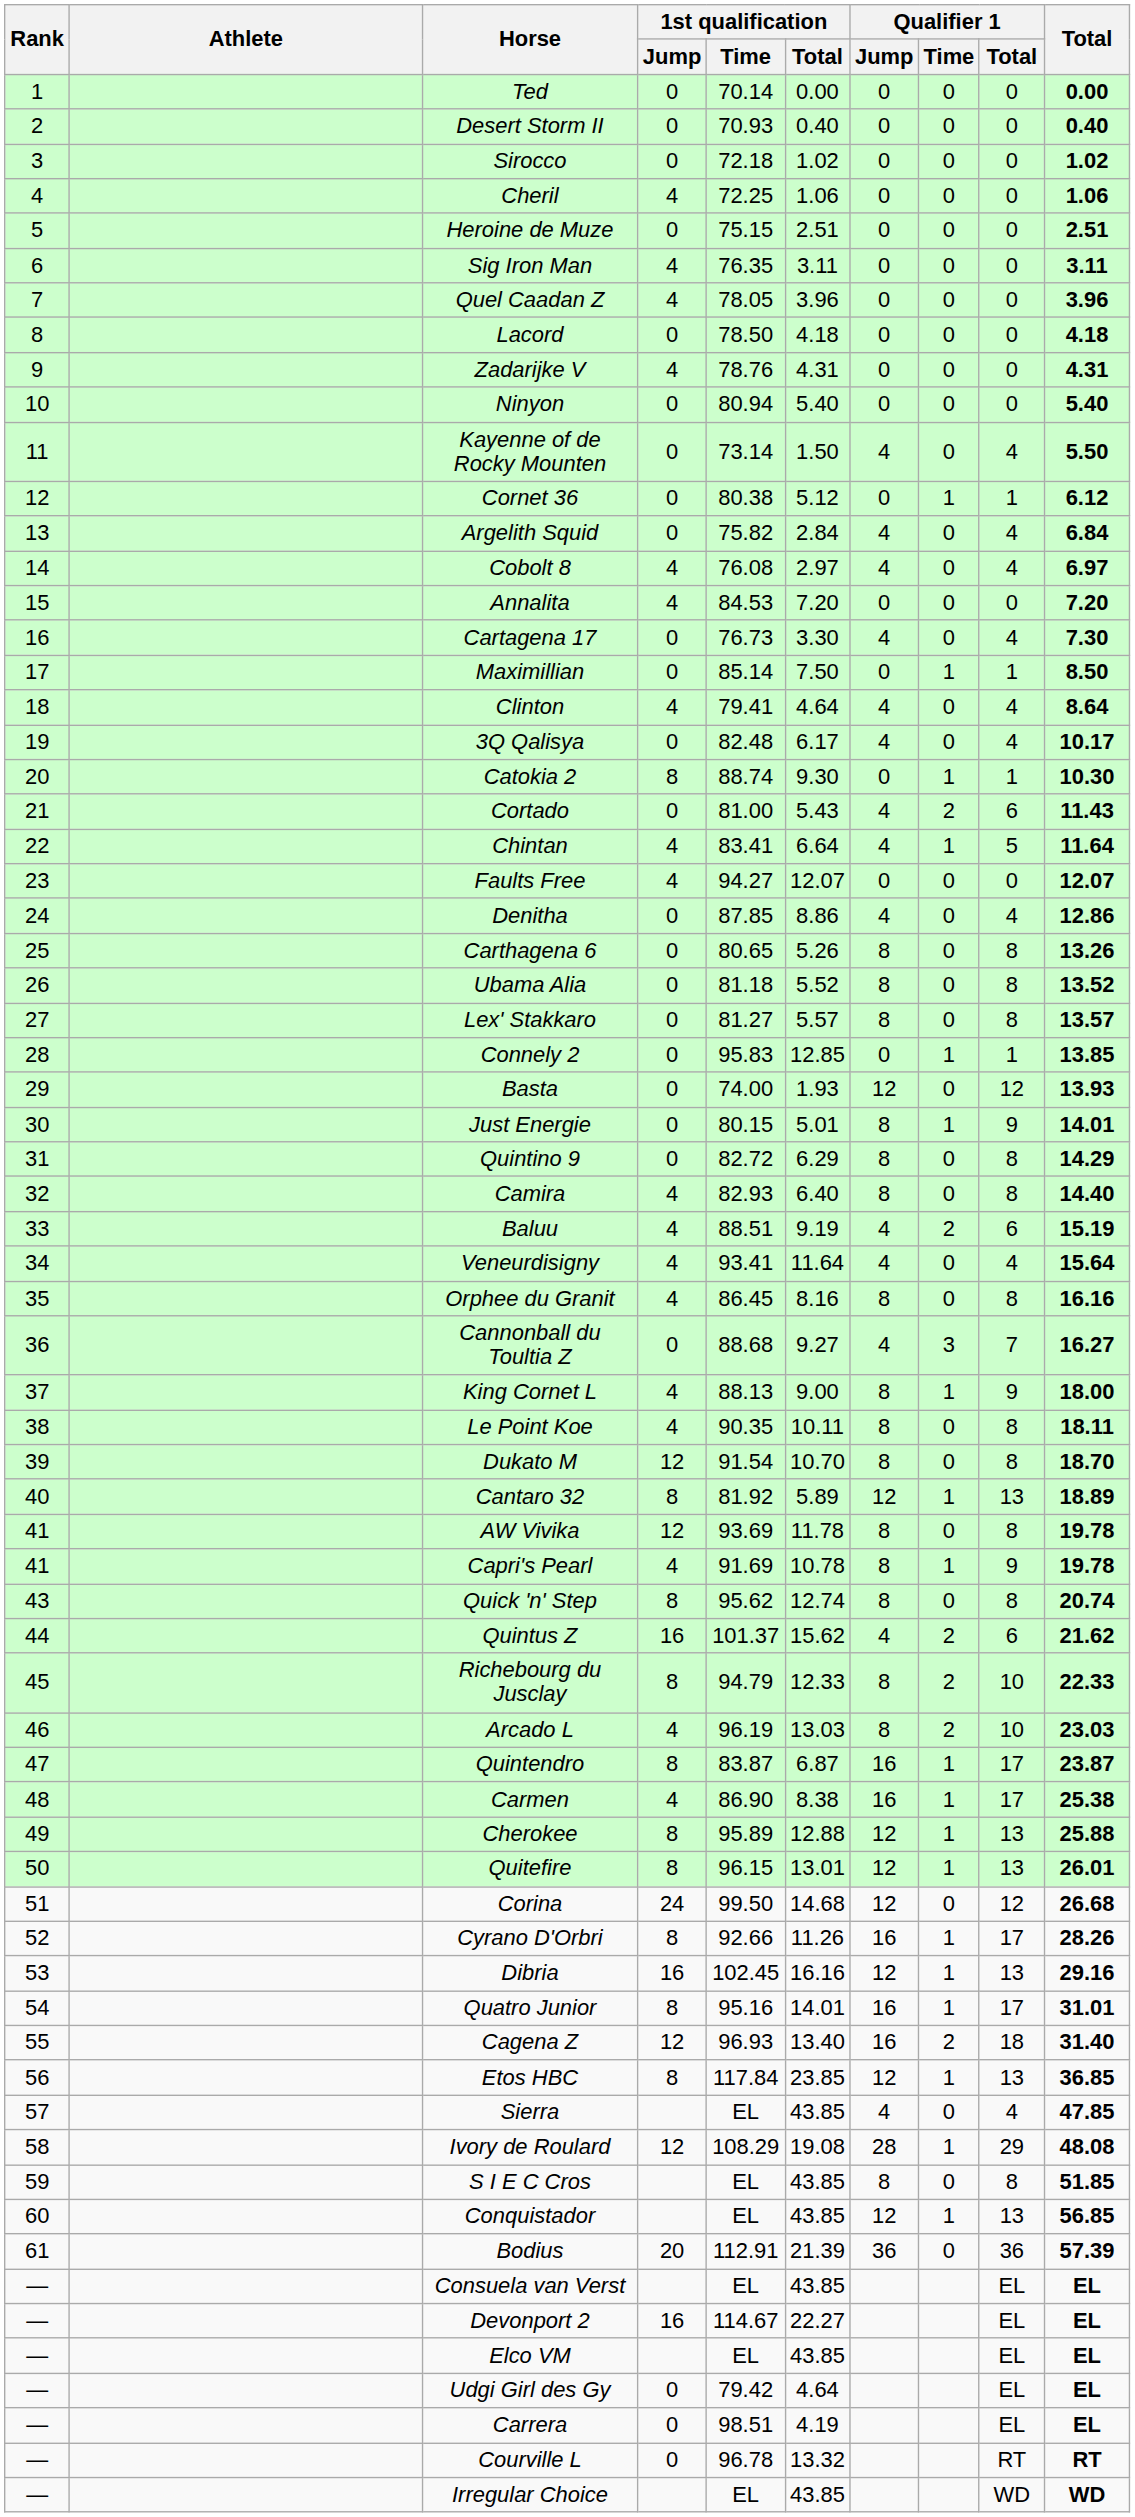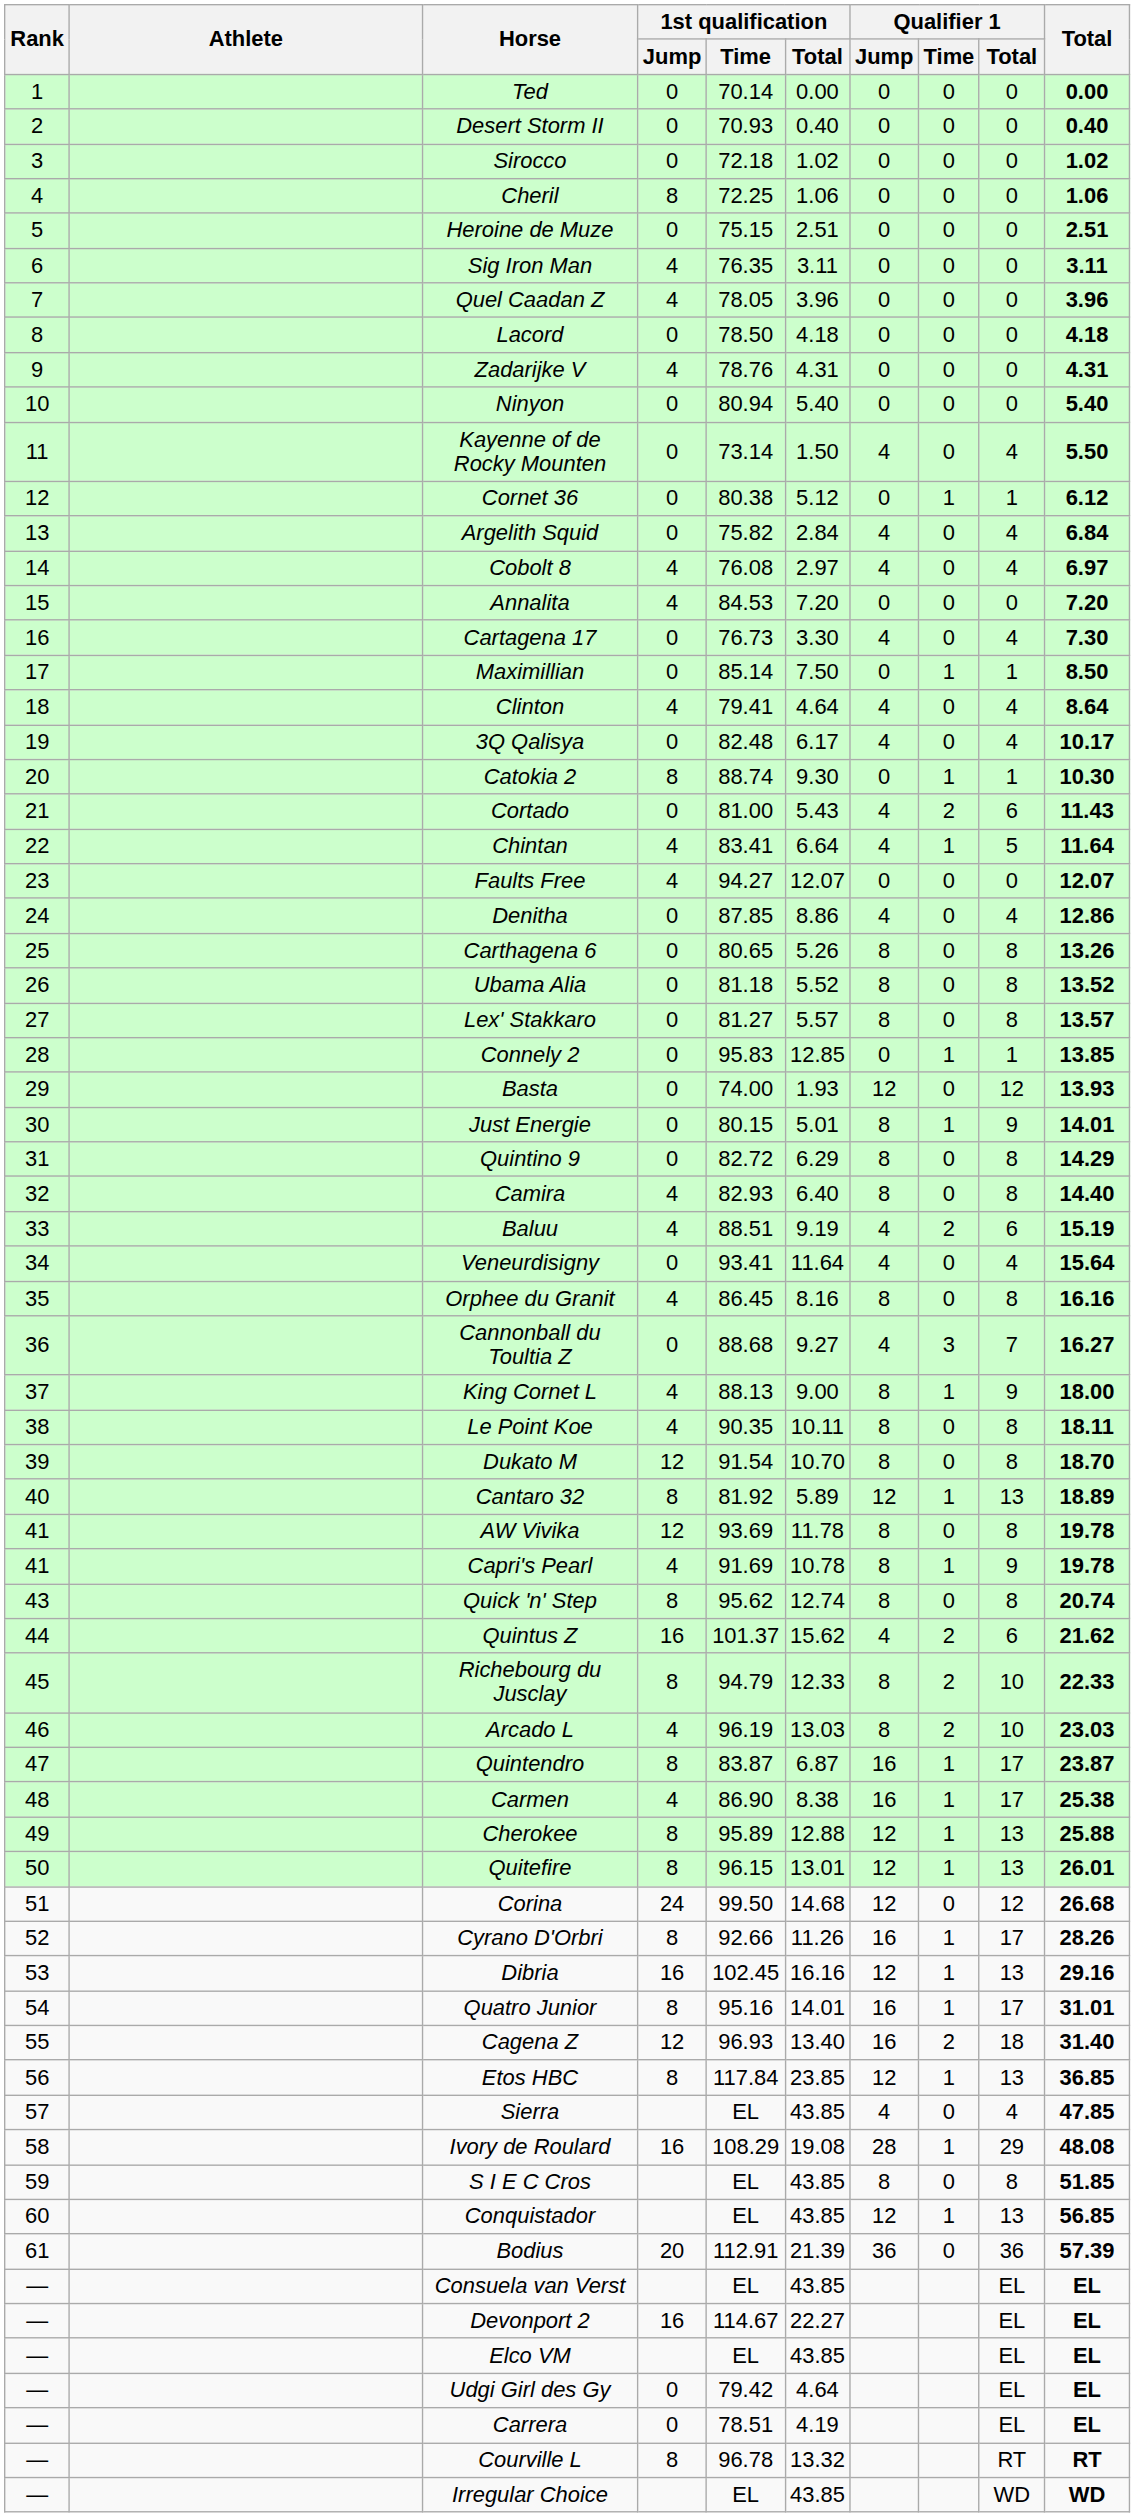(672, 195) 4 -> (672, 195) 8
(672, 1263) 4 -> (672, 1263) 0
(672, 2146) 12 -> (672, 2146) 16
(746, 2425) 98.51 -> (746, 2425) 78.51
(672, 2459) 0 -> (672, 2459) 8
